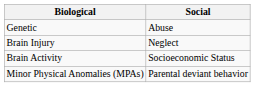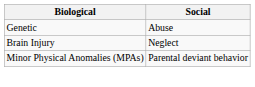- row: (34, 58)
